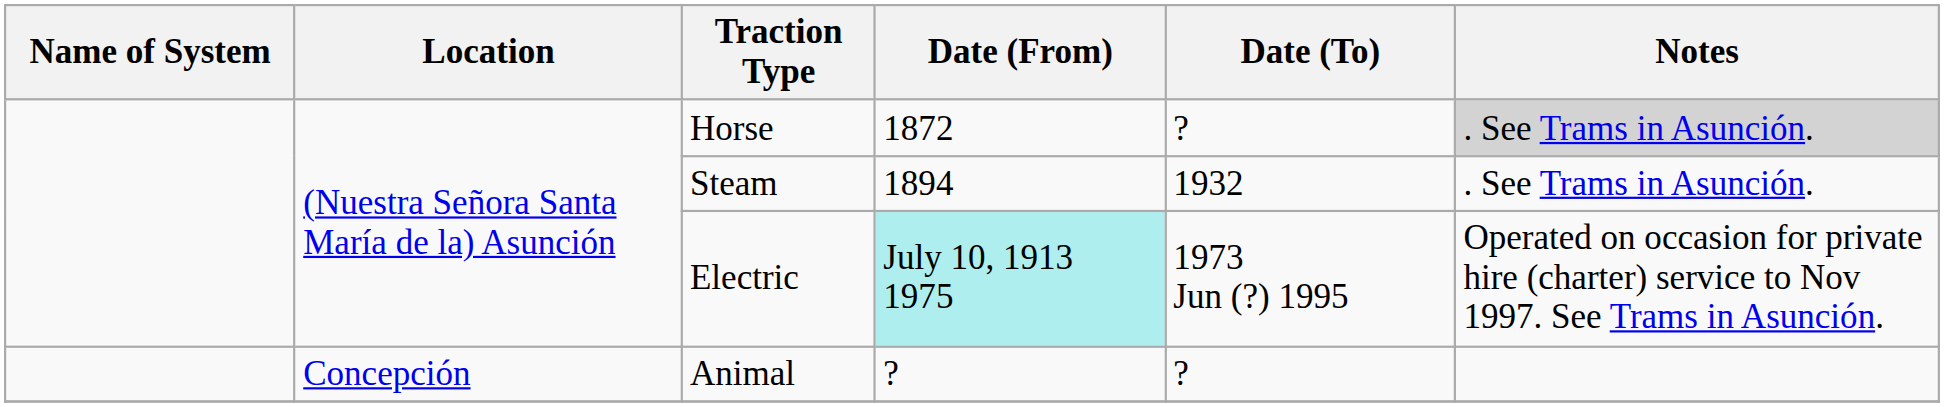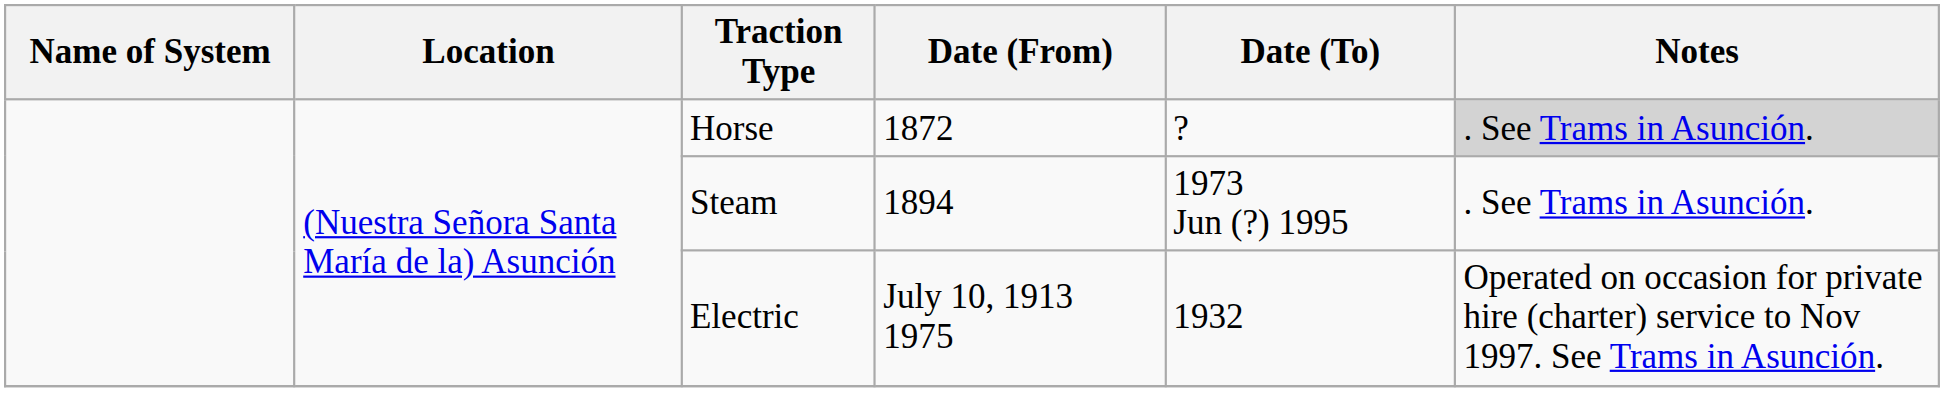(1208, 182) 1932 -> (1261, 202) 1973 Jun (?) 1995
(978, 277) paleturquoise background -> (978, 317) no background
(1261, 277) 1973 Jun (?) 1995 -> (1208, 317) 1932
- row: (743, 372)
